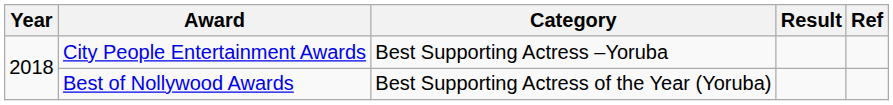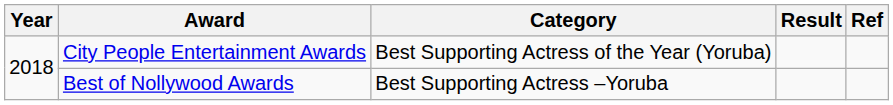(522, 52) Best Supporting Actress –Yoruba -> (573, 52) Best Supporting Actress of the Year (Yoruba)
(573, 83) Best Supporting Actress of the Year (Yoruba) -> (522, 83) Best Supporting Actress –Yoruba
